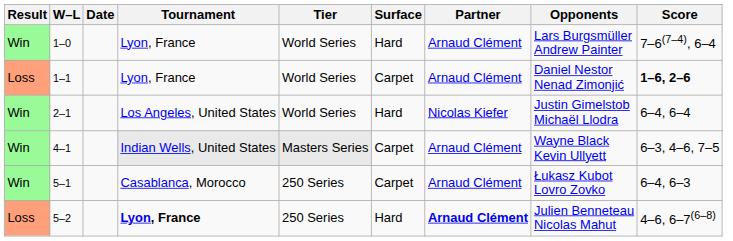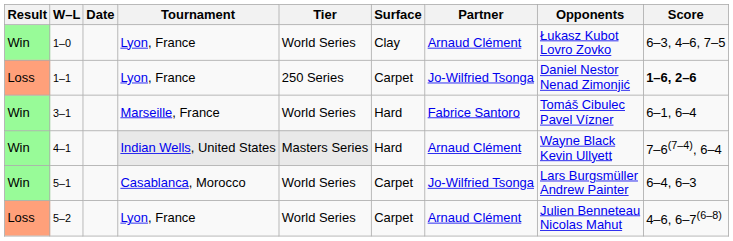(388, 42) Hard -> (387, 42) Clay
(583, 42) Lars Burgsmüller Andrew Painter -> (579, 42) Łukasz Kubot Lovro Zovko
(678, 42) 7–6(7–4), 6–4 -> (686, 42) 6–3, 4–6, 7–5
(319, 77) World Series -> (313, 77) 250 Series
(475, 77) Arnaud Clément -> (481, 77) Jo-Wilfried Tsonga
- row: (62, 113)
+ row: (62, 113)
(394, 148) Carpet -> (388, 148) Hard
(680, 148) 6–3, 4–6, 7–5 -> (684, 148) 7–6(7–4), 6–4
(313, 183) 250 Series -> (319, 183) World Series
(475, 183) Arnaud Clément -> (481, 183) Jo-Wilfried Tsonga
(573, 183) Łukasz Kubot Lovro Zovko -> (589, 183) Lars Burgsmüller Andrew Painter
(160, 218) bold -> (158, 218) normal
(313, 218) 250 Series -> (319, 218) World Series
(388, 218) Hard -> (394, 218) Carpet
(478, 218) bold -> (474, 218) normal
